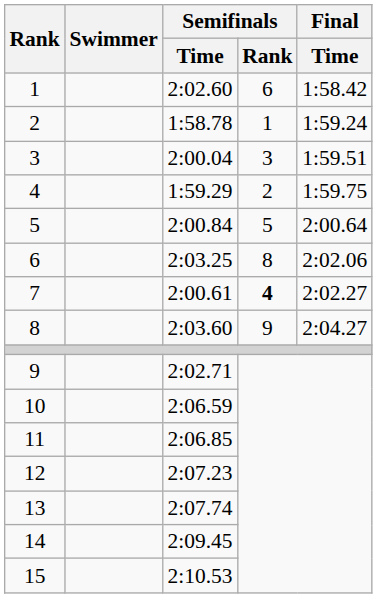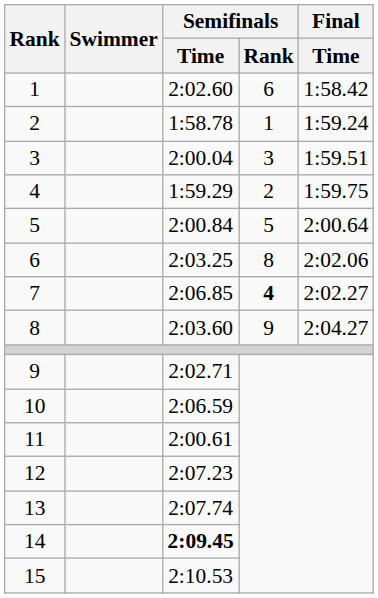(200, 293) 2:00.61 -> (201, 293) 2:06.85
(200, 439) 2:06.85 -> (201, 439) 2:00.61
(200, 541) normal -> (201, 541) bold
